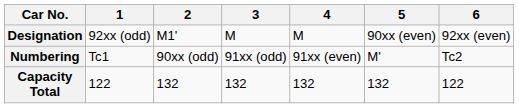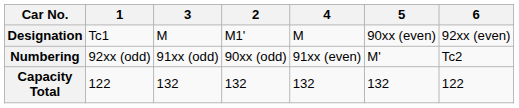columns swapped: (188, 14) <-> (256, 14)
(120, 35) 92xx (odd) -> (99, 35) Tc1
(99, 56) Tc1 -> (120, 56) 92xx (odd)
